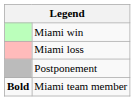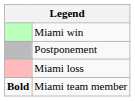rows swapped: (59, 50) <-> (66, 68)
